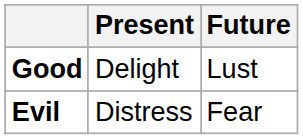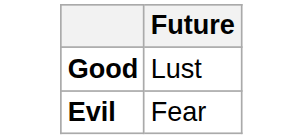- column: (145, 25)
